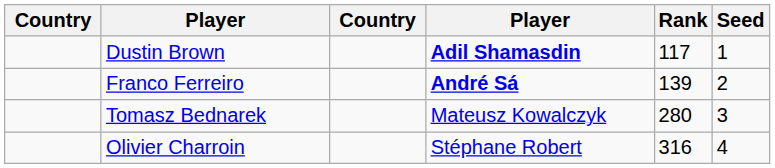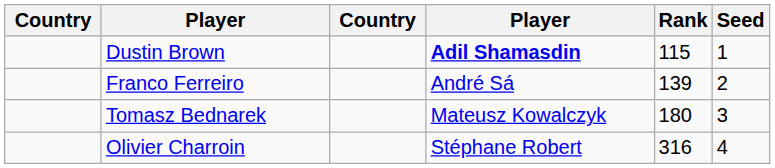(675, 52) 117 -> (675, 52) 115
(475, 83) bold -> (472, 83) normal
(675, 115) 280 -> (675, 115) 180
